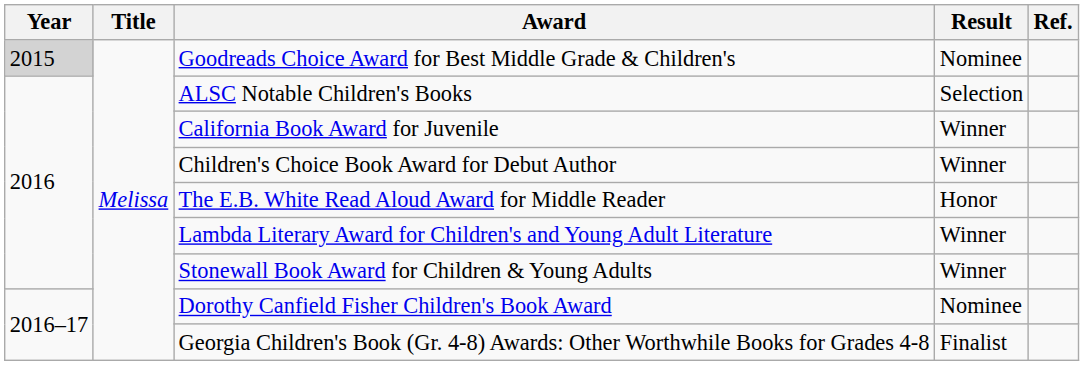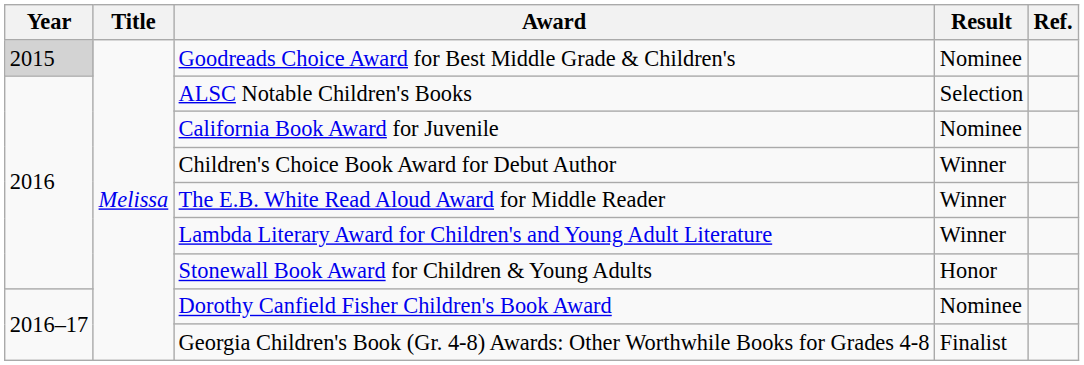(973, 128) Winner -> (981, 128) Nominee
(968, 199) Honor -> (973, 199) Winner
(973, 270) Winner -> (968, 270) Honor
